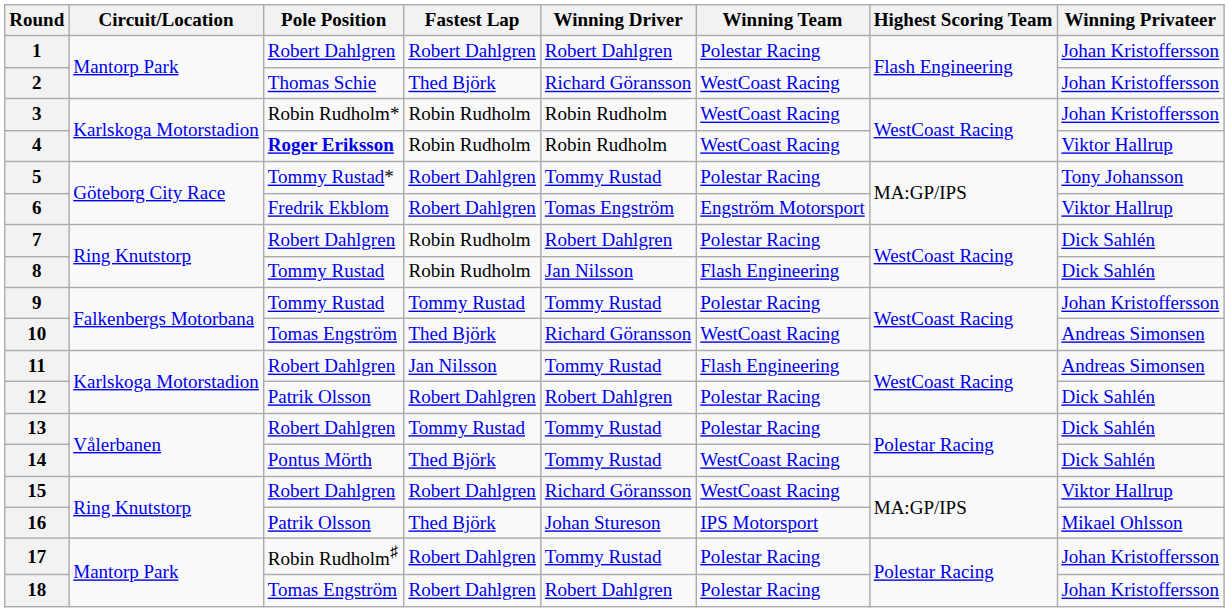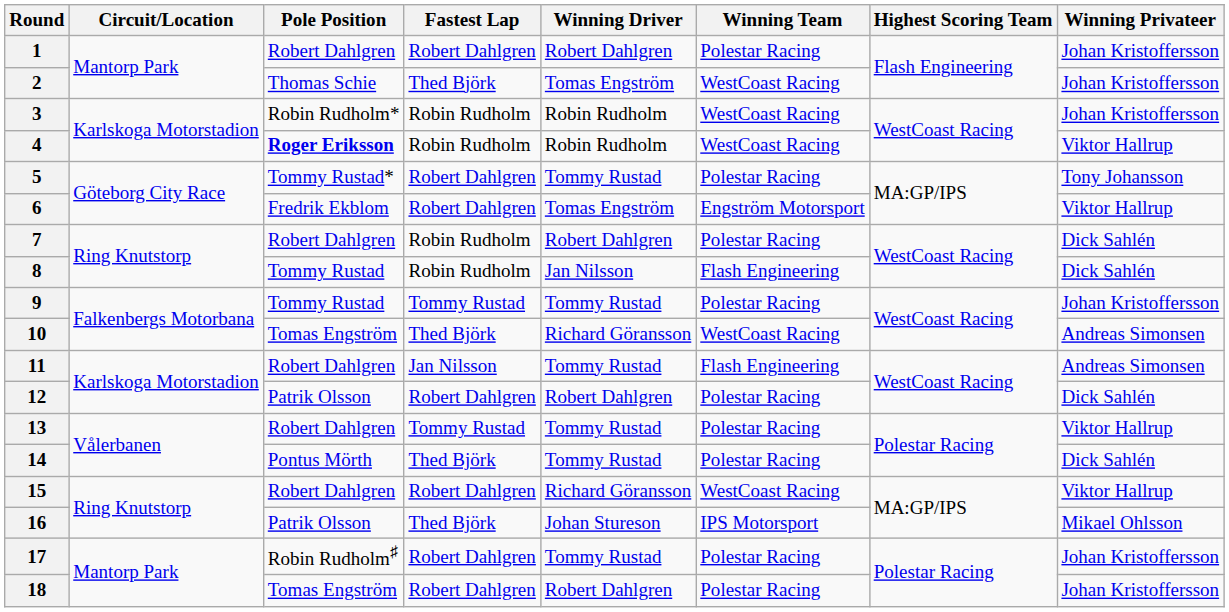(618, 82) Richard Göransson -> (609, 82) Tomas Engström
(1108, 428) Dick Sahlén -> (1117, 428) Viktor Hallrup
(770, 459) WestCoast Racing -> (760, 459) Polestar Racing
